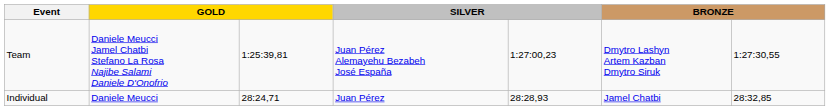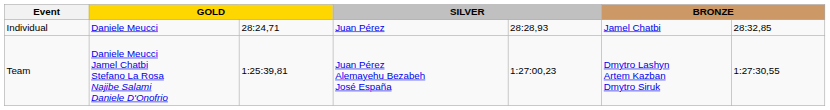rows swapped: (27, 98) <-> (18, 55)
